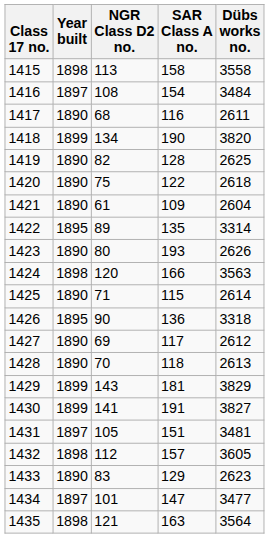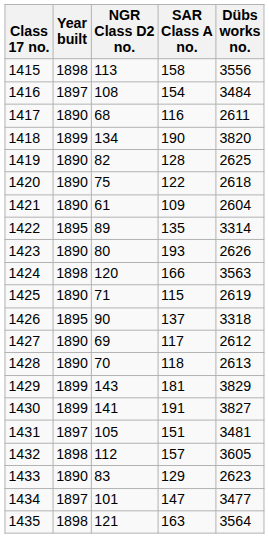(235, 70) 3558 -> (235, 70) 3556
(235, 296) 2614 -> (235, 296) 2619
(173, 318) 136 -> (173, 318) 137
